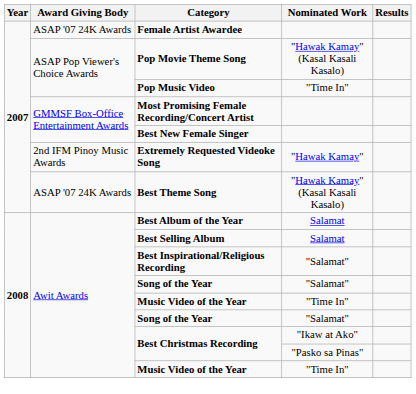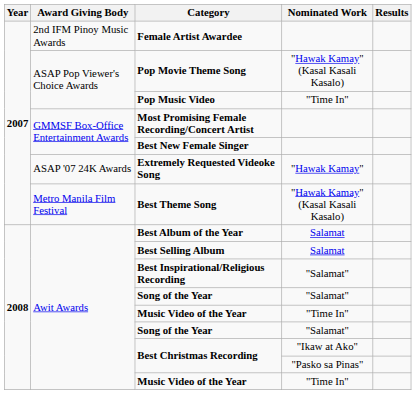(82, 30) ASAP '07 24K Awards -> (81, 36) 2nd IFM Pinoy Music Awards
(81, 157) 2nd IFM Pinoy Music Awards -> (82, 169) ASAP '07 24K Awards
(82, 192) ASAP '07 24K Awards -> (74, 204) Metro Manila Film Festival
